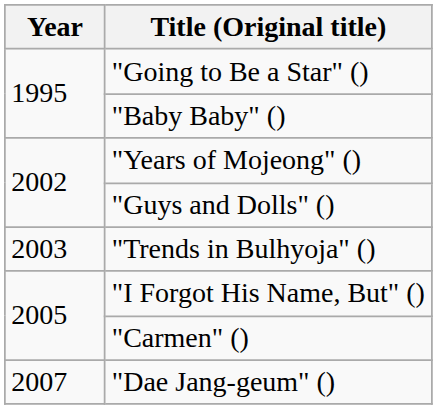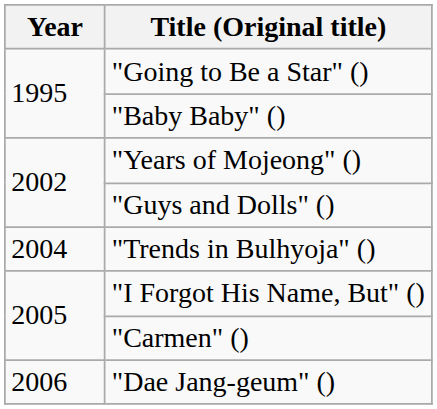(39, 248) 2003 -> (39, 248) 2004
(39, 381) 2007 -> (39, 381) 2006
